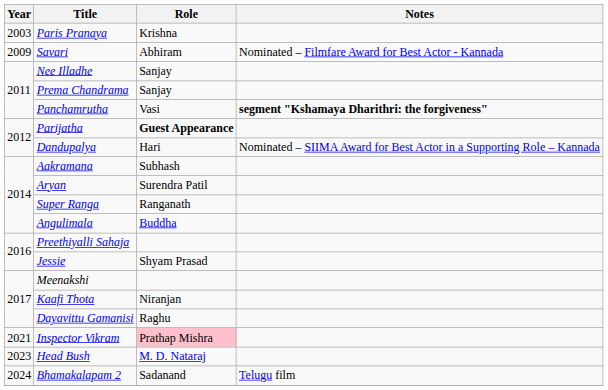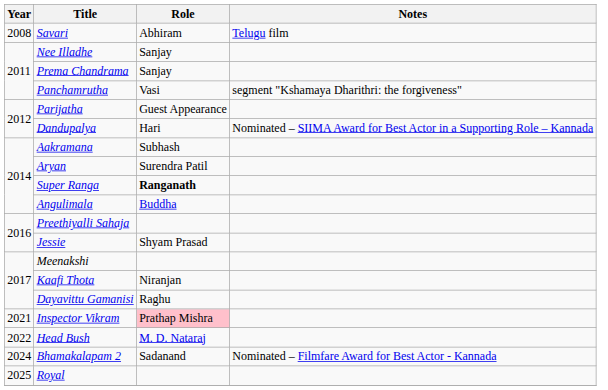- row: (72, 33)
(19, 52) 2009 -> (19, 33) 2008
(371, 52) Nominated – Filmfare Award for Best Actor - Kannada -> (260, 33) Telugu film
(363, 109) bold -> (347, 90) normal
(186, 128) bold -> (183, 109) normal
(165, 204) normal -> (168, 185) bold
(19, 356) 2023 -> (19, 337) 2022
(267, 375) Telugu film -> (364, 356) Nominated – Filmfare Award for Best Actor - Kannada
+ row: (51, 375)
